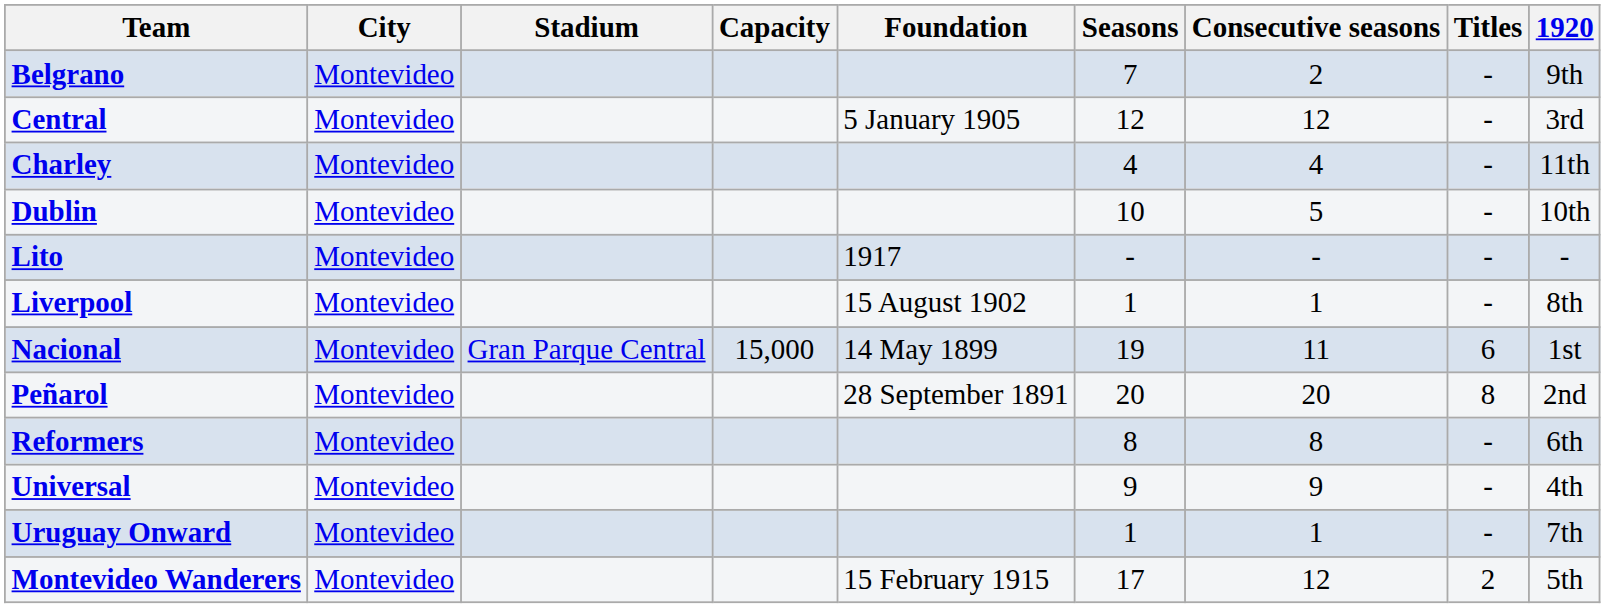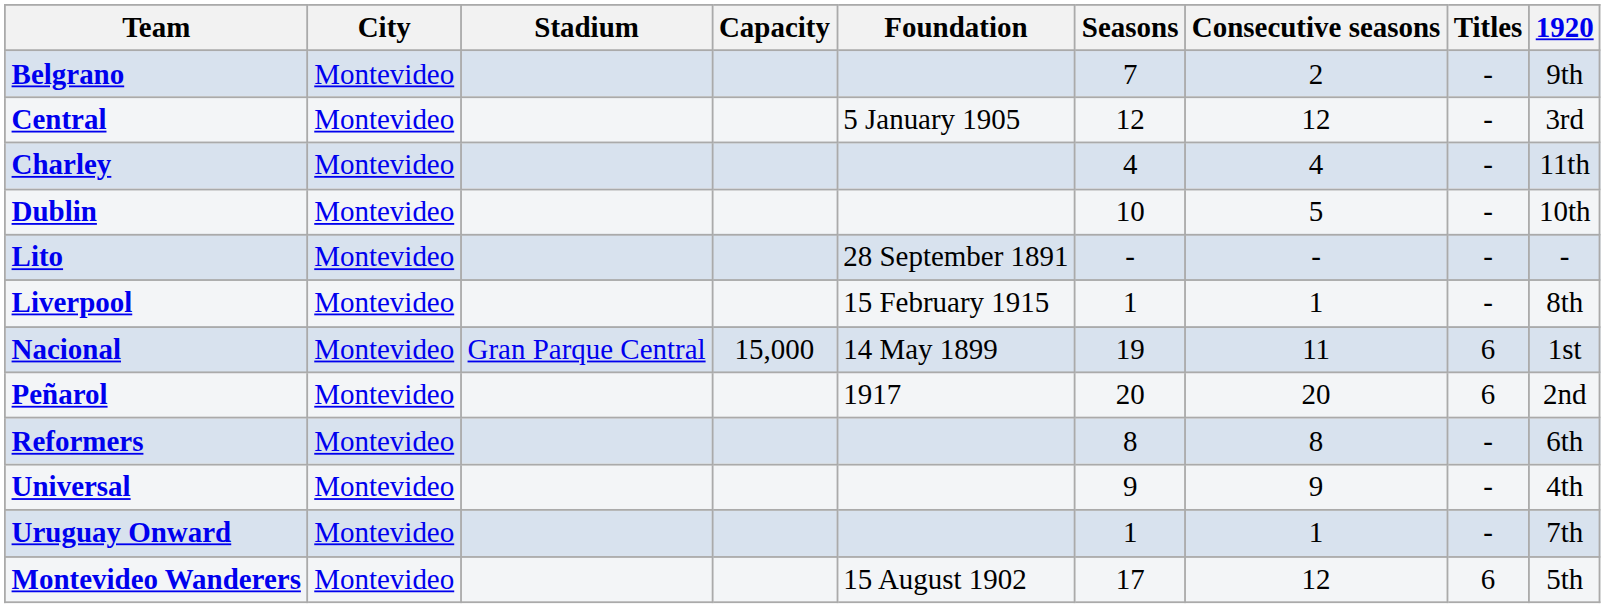(872, 257) 1917 -> (956, 257) 28 September 1891
(935, 303) 15 August 1902 -> (946, 303) 15 February 1915
(956, 394) 28 September 1891 -> (872, 394) 1917
(1488, 394) 8 -> (1488, 394) 6
(946, 578) 15 February 1915 -> (935, 578) 15 August 1902
(1488, 578) 2 -> (1488, 578) 6
